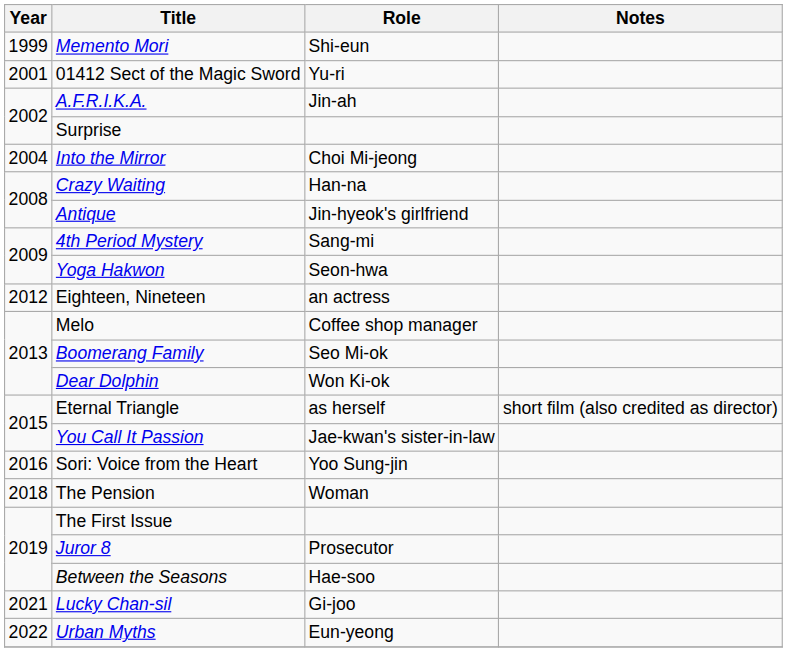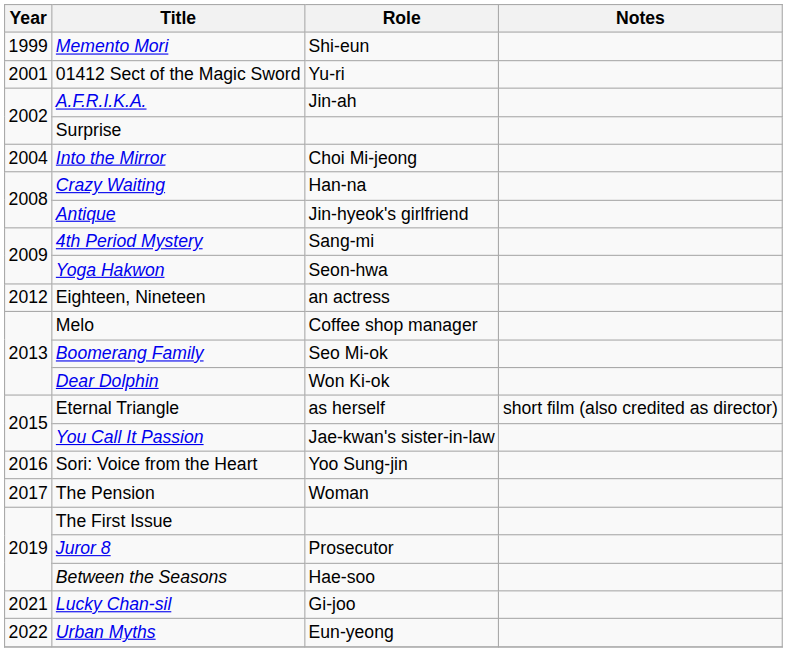(28, 492) 2018 -> (28, 492) 2017
